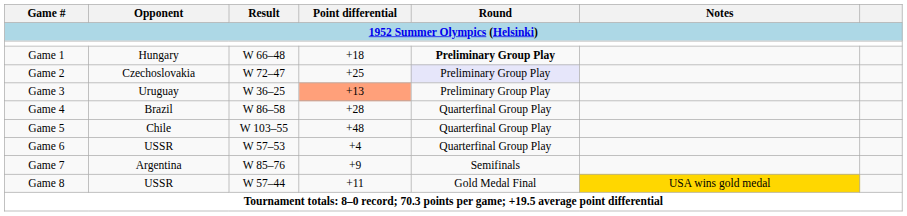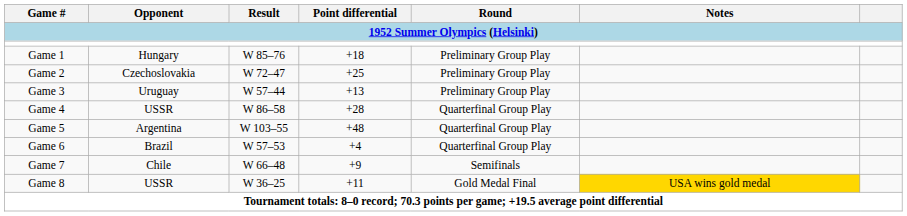(264, 55) W 66–48 -> (264, 55) W 85–76
(495, 55) bold -> (495, 55) normal
(495, 73) lavender background -> (495, 73) no background
(264, 92) W 36–25 -> (264, 92) W 57–44
(355, 92) lightsalmon background -> (355, 92) no background
(159, 110) Brazil -> (159, 110) USSR
(159, 128) Chile -> (159, 128) Argentina
(159, 146) USSR -> (159, 146) Brazil
(159, 165) Argentina -> (159, 165) Chile
(264, 165) W 85–76 -> (264, 165) W 66–48
(264, 183) W 57–44 -> (264, 183) W 36–25
